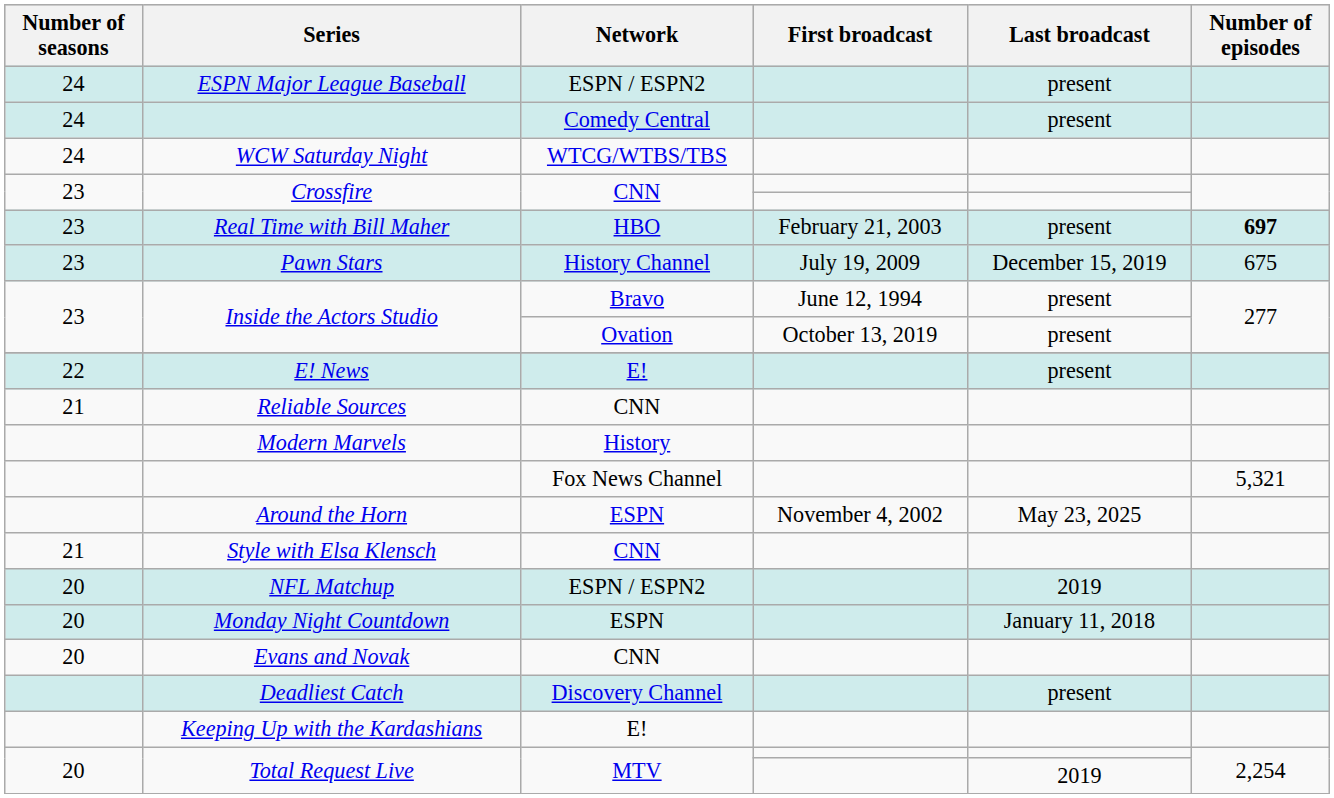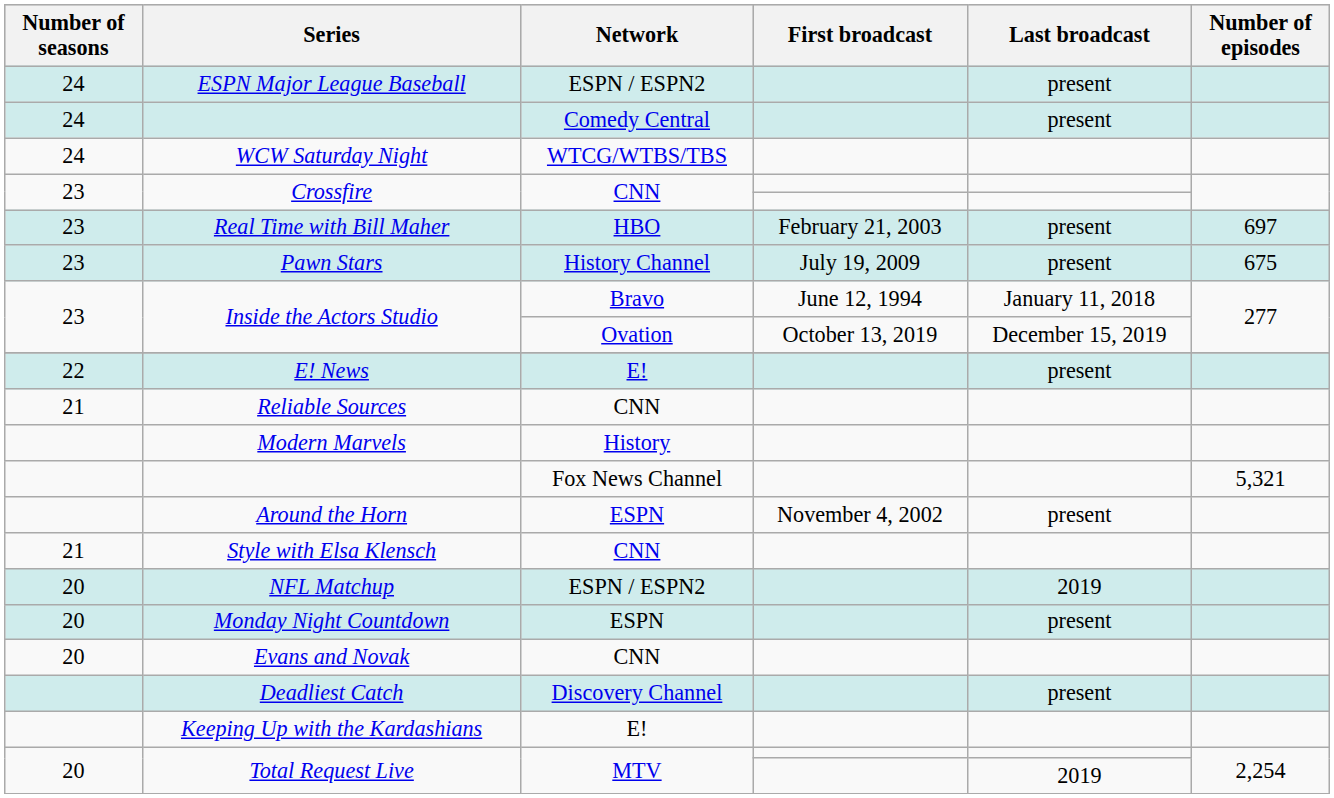(1261, 227) bold -> (1261, 227) normal
(1079, 262) December 15, 2019 -> (1079, 262) present
(1079, 298) present -> (1079, 298) January 11, 2018
(1079, 334) present -> (1079, 334) December 15, 2019
(1079, 513) May 23, 2025 -> (1079, 513) present
(1079, 621) January 11, 2018 -> (1079, 621) present
